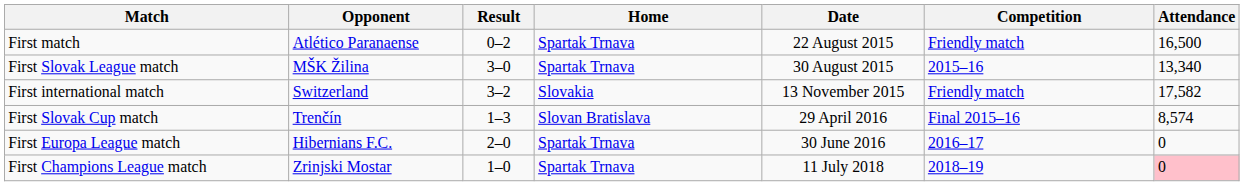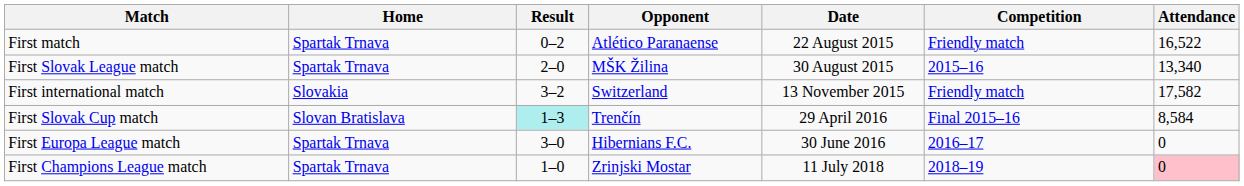columns swapped: (648, 17) <-> (376, 17)
(1180, 42) 16,500 -> (1180, 42) 16,522
(499, 67) 3–0 -> (552, 67) 2–0
(499, 117) no background -> (552, 117) paleturquoise background
(1176, 117) 8,574 -> (1176, 117) 8,584
(499, 142) 2–0 -> (552, 142) 3–0
